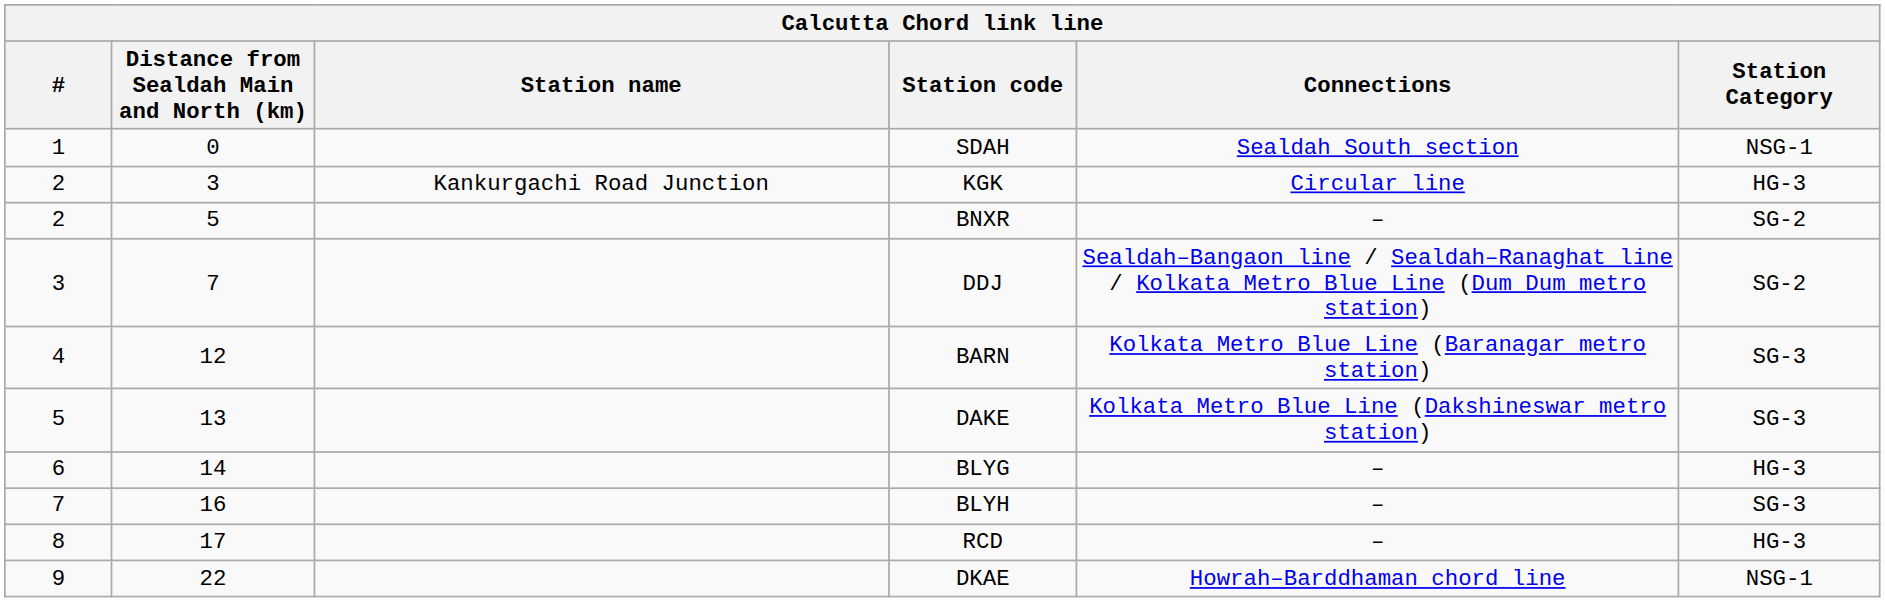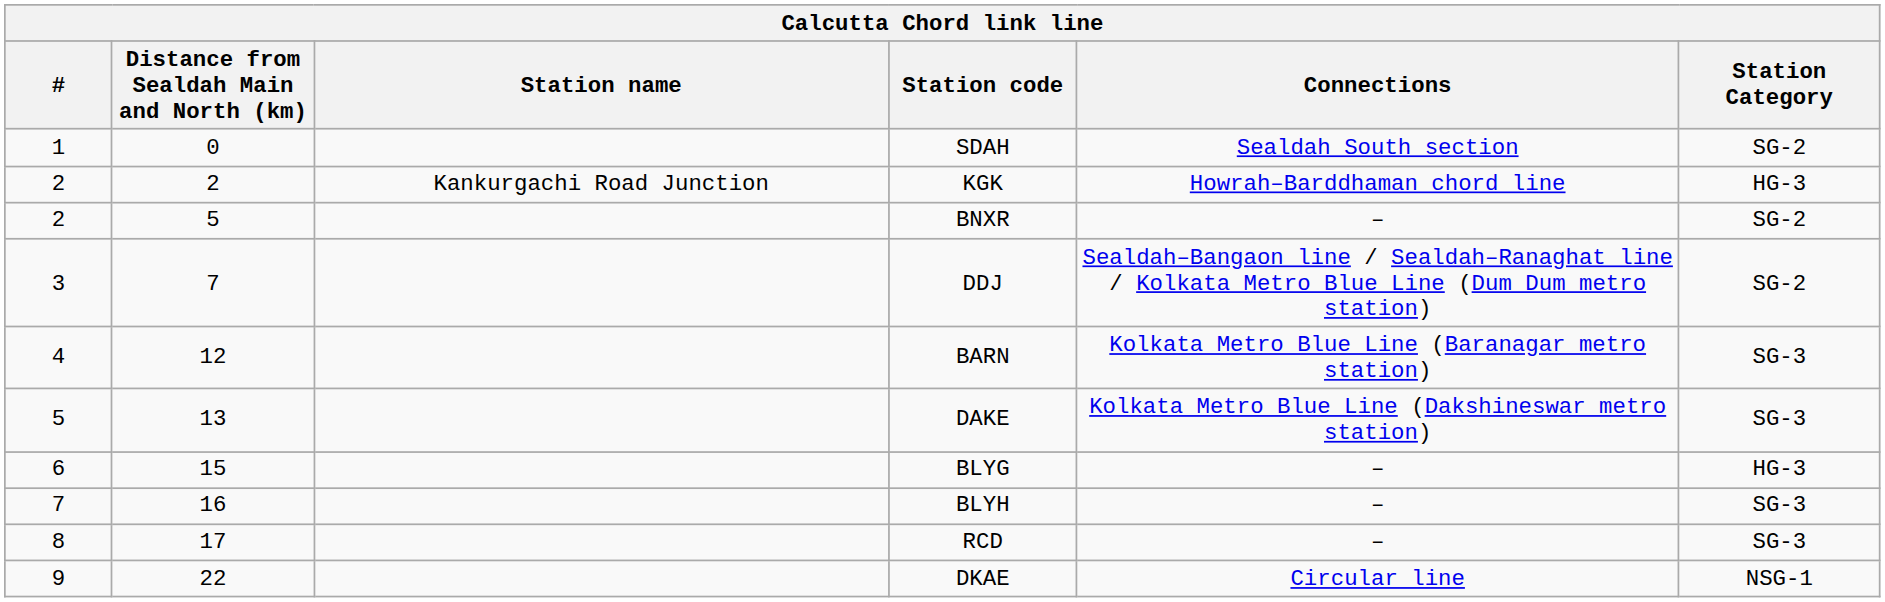(1779, 148) NSG-1 -> (1779, 148) SG-2
(213, 184) 3 -> (213, 184) 2
(1378, 184) Circular line -> (1378, 184) Howrah–Barddhaman chord line
(213, 469) 14 -> (213, 469) 15
(1779, 542) HG-3 -> (1779, 542) SG-3
(1378, 579) Howrah–Barddhaman chord line -> (1378, 579) Circular line
